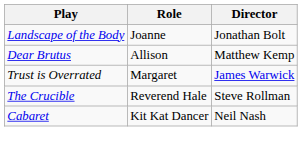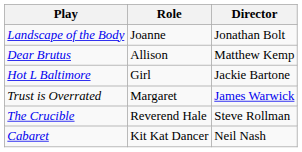+ row: (49, 75)
